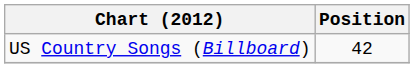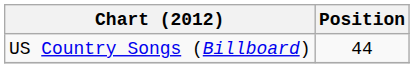(362, 49) 42 -> (362, 49) 44
